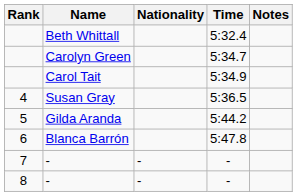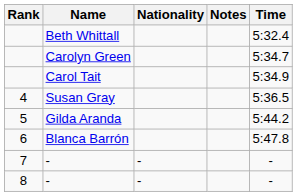columns swapped: (228, 14) <-> (271, 14)
